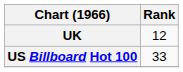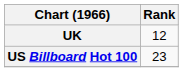(159, 56) 33 -> (159, 56) 23
